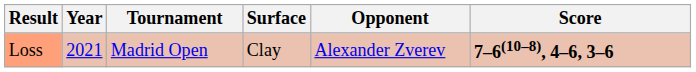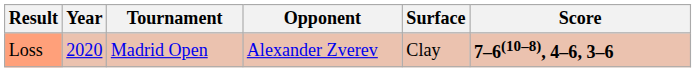columns swapped: (276, 18) <-> (390, 18)
(84, 49) 2021 -> (84, 49) 2020
